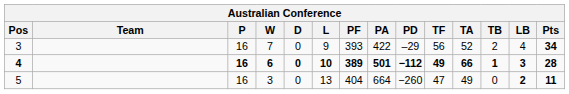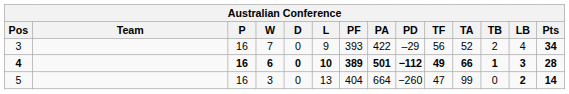(467, 81) 49 -> (467, 81) 99
(551, 81) 11 -> (551, 81) 14
